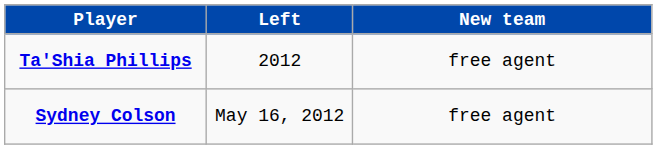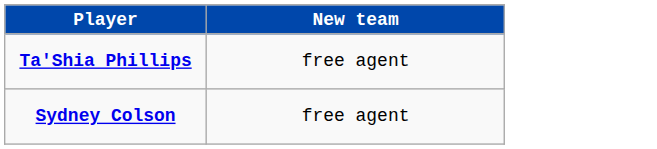- column: (280, 19)
